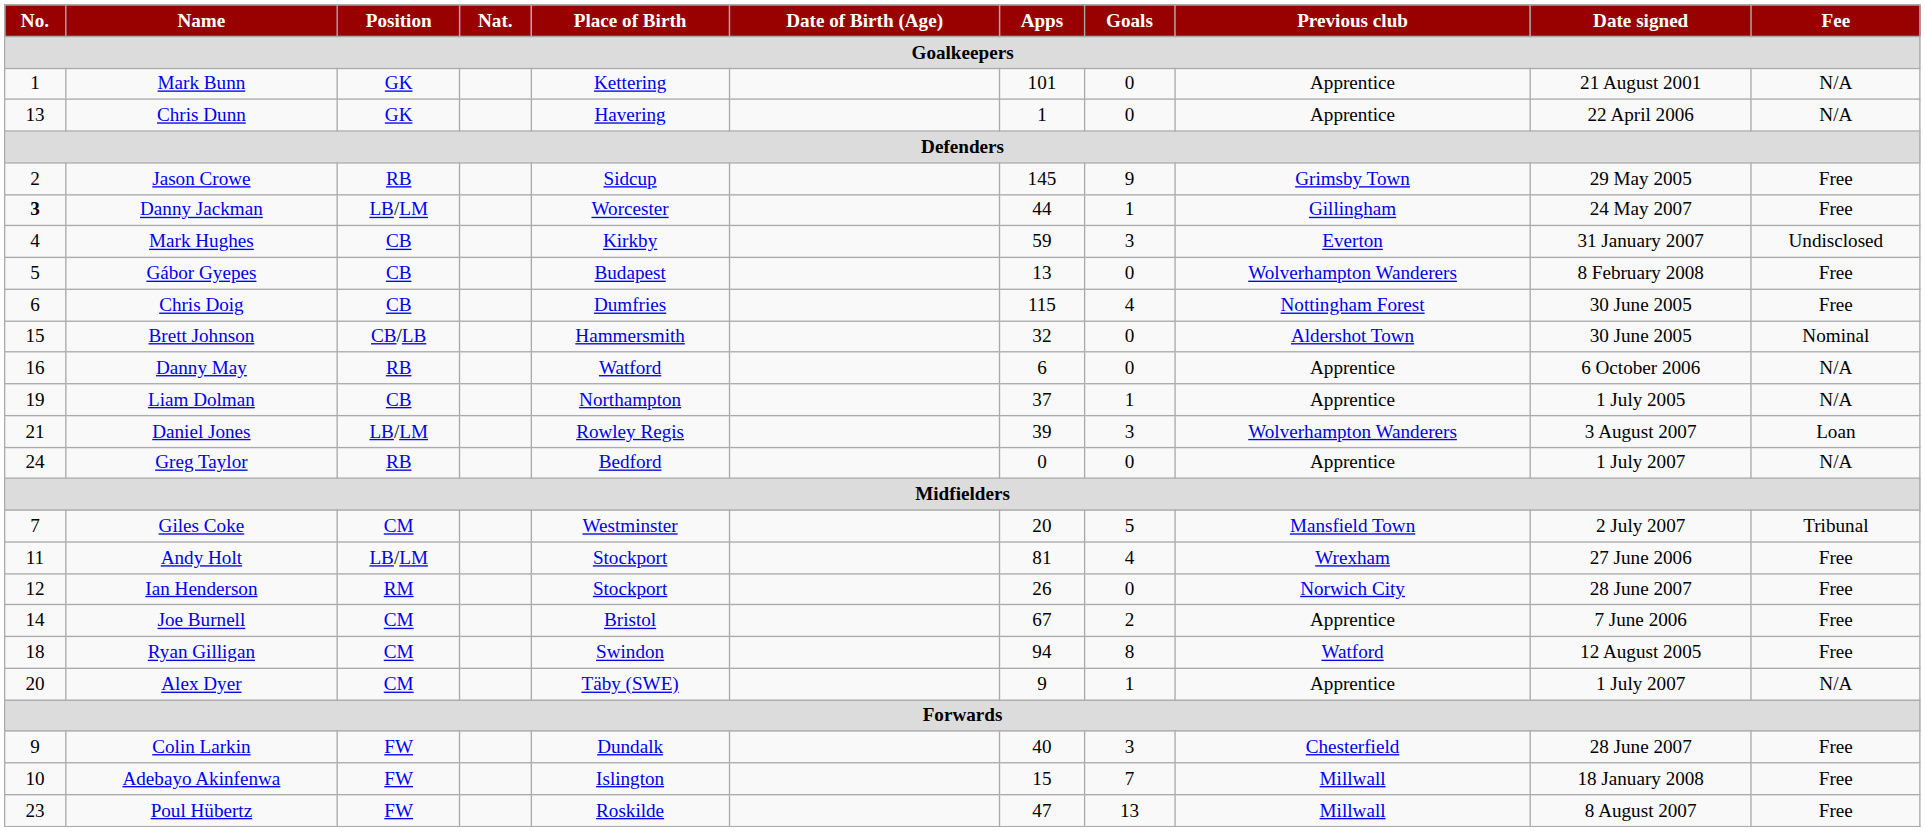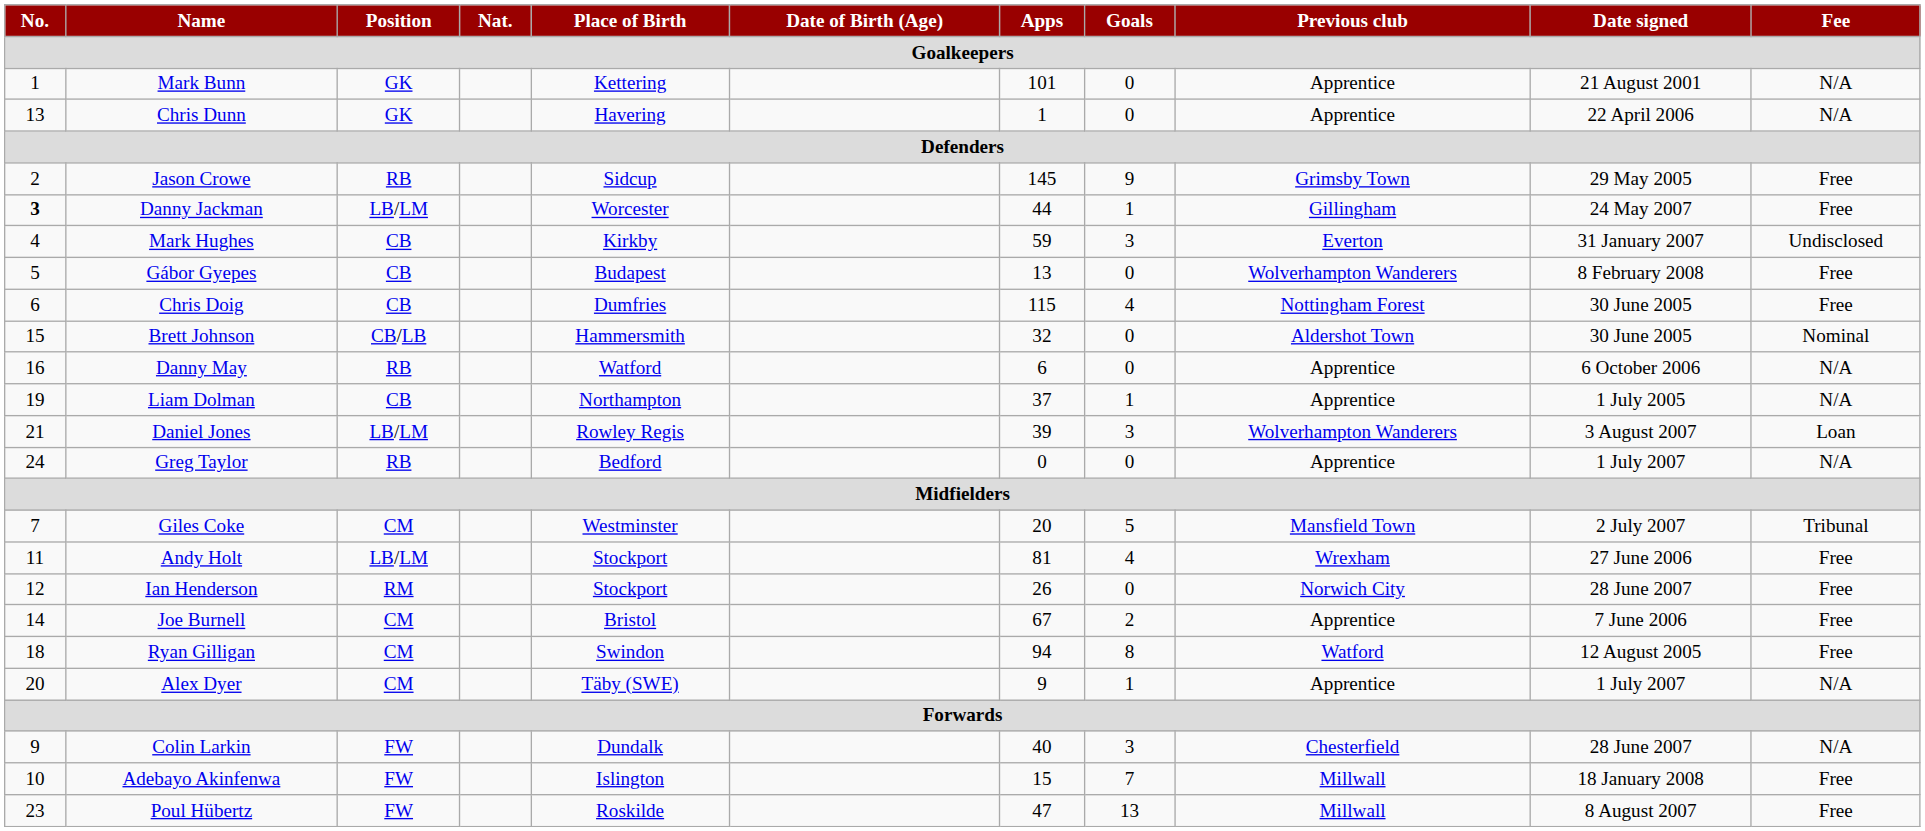(1836, 747) Free -> (1836, 747) N/A
